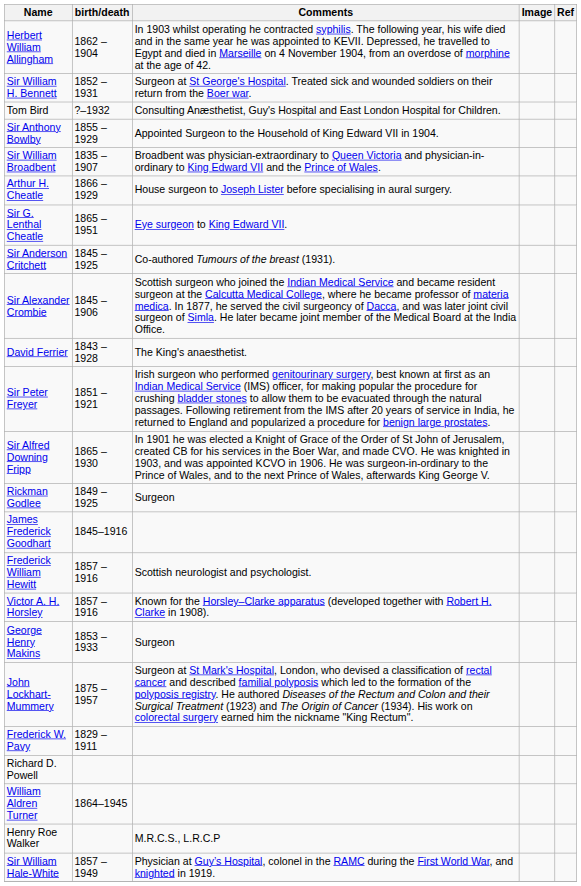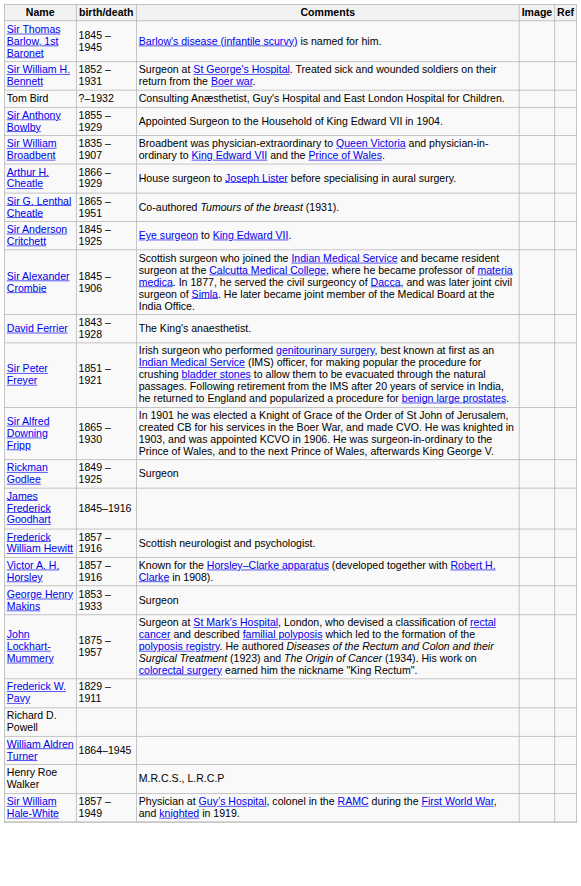- row: (30, 47)
+ row: (34, 41)
(211, 225) Eye surgeon to King Edward VII. -> (239, 207) Co-authored Tumours of the breast (1931).
(235, 259) Co-authored Tumours of the breast (1931). -> (215, 235) Eye surgeon to King Edward VII.
